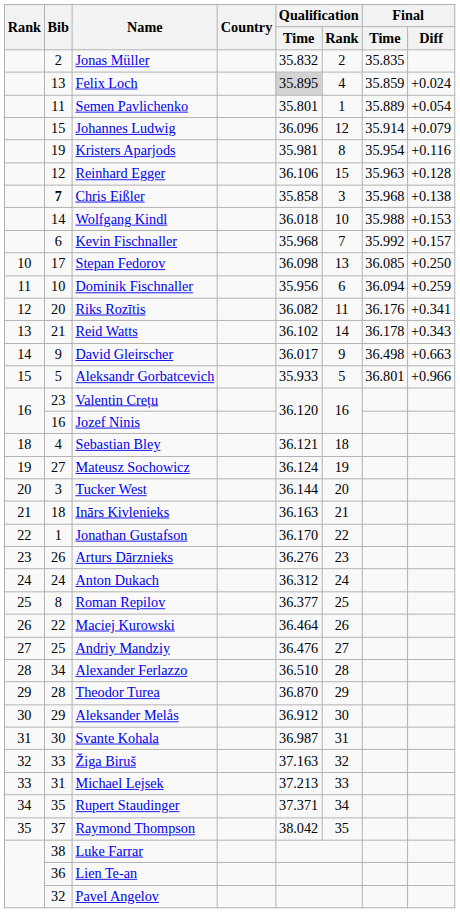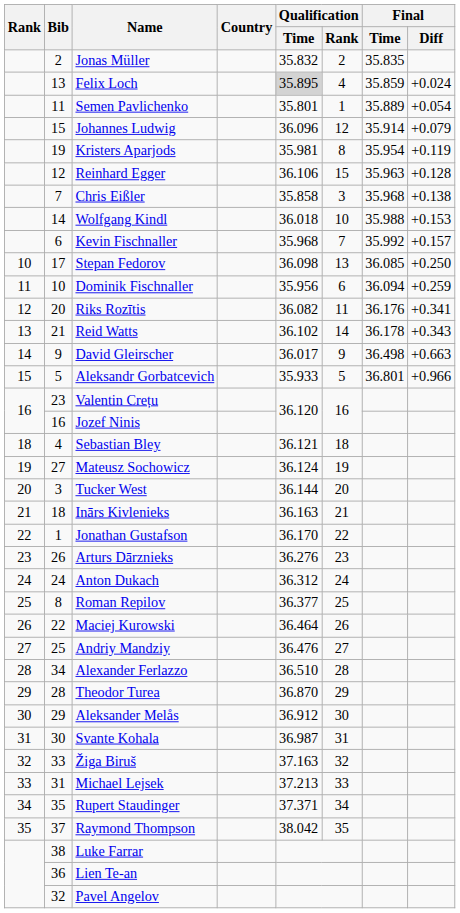(431, 151) +0.116 -> (431, 151) +0.119
(58, 196) bold -> (58, 196) normal
